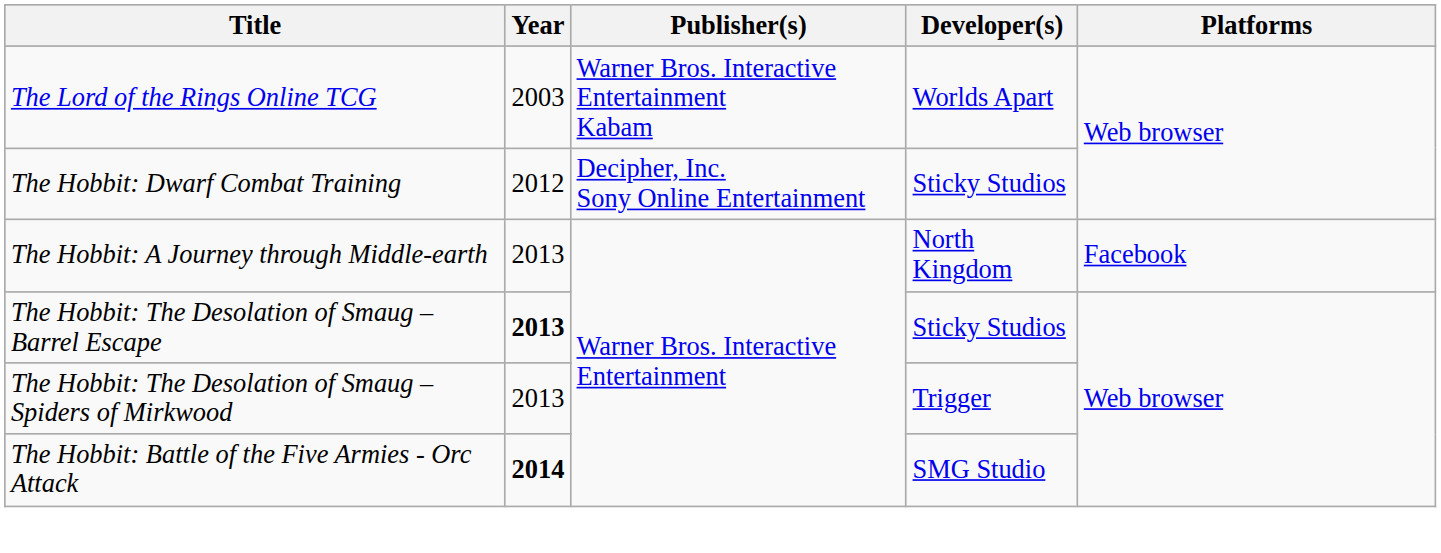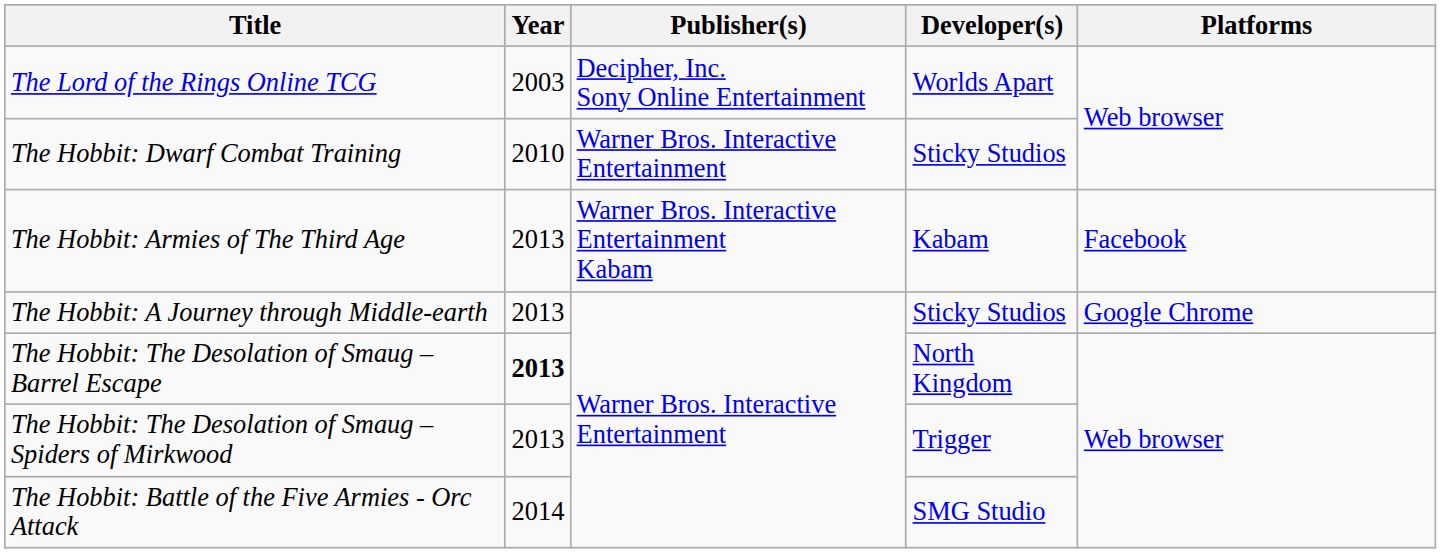(706, 97) Warner Bros. Interactive Entertainment Kabam -> (721, 82) Decipher, Inc. Sony Online Entertainment
(538, 183) 2012 -> (538, 153) 2010
(721, 183) Decipher, Inc. Sony Online Entertainment -> (706, 153) Warner Bros. Interactive Entertainment
+ row: (208, 240)
(962, 254) North Kingdom -> (989, 311) Sticky Studios
(1135, 254) Facebook -> (1169, 311) Google Chrome
(989, 326) Sticky Studios -> (962, 368) North Kingdom
(538, 469) bold -> (538, 511) normal
